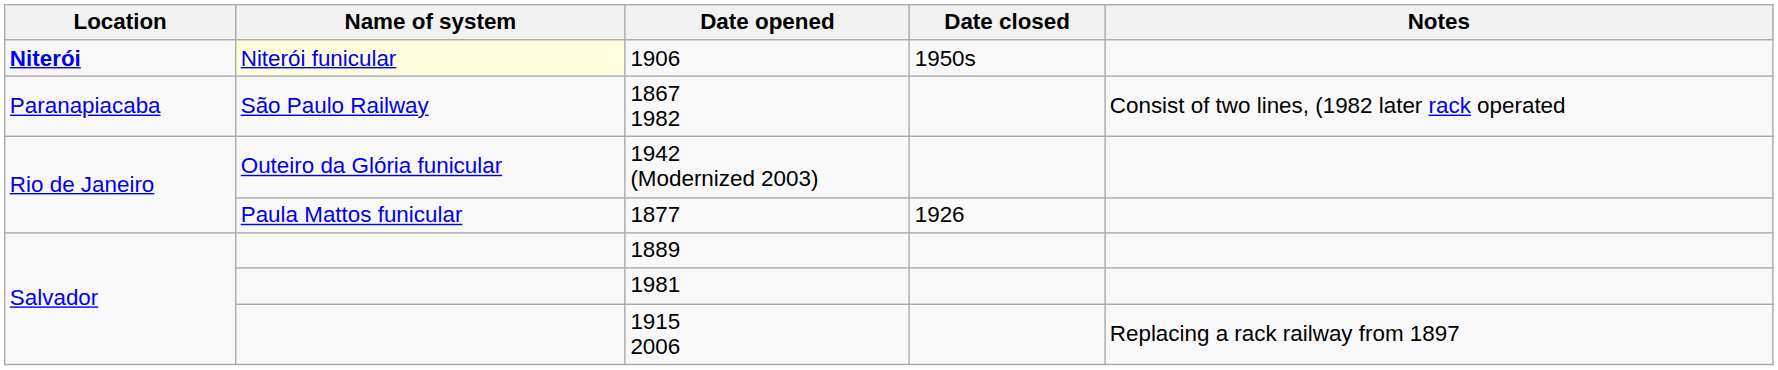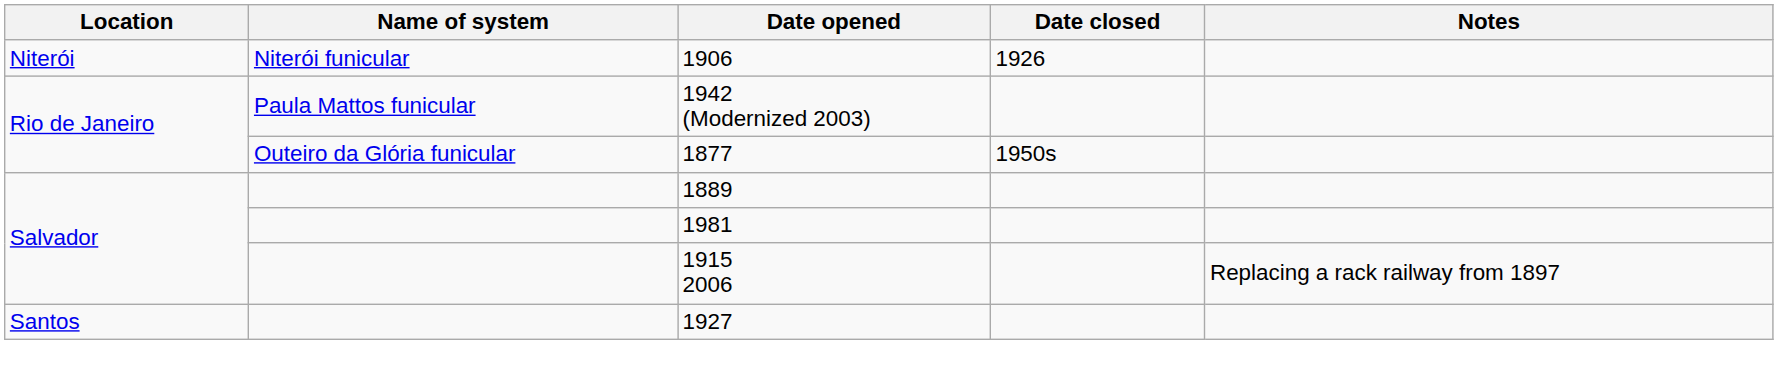(45, 57) bold -> (42, 57) normal
(319, 57) lightyellow background -> (332, 57) no background
(945, 57) 1950s -> (1020, 57) 1926
- row: (655, 105)
(371, 166) Outeiro da Glória funicular -> (365, 105) Paula Mattos funicular
(352, 214) Paula Mattos funicular -> (385, 154) Outeiro da Glória funicular
(940, 214) 1926 -> (1026, 154) 1950s
+ row: (708, 321)
